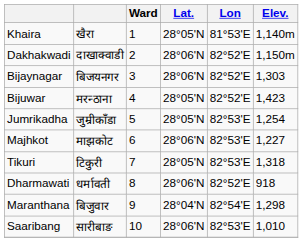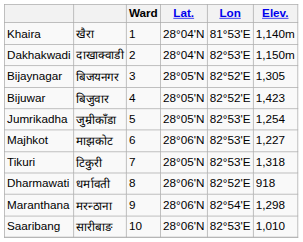(184, 33) 28°05'N -> (184, 33) 28°04'N
(184, 55) 28°06'N -> (184, 55) 28°04'N
(230, 55) 82°52'E -> (230, 55) 82°53'E
(184, 76) 28°06'N -> (184, 76) 28°05'N
(270, 76) 1,303 -> (270, 76) 1,305
(94, 98) मरन्ठाना -> (92, 98) बिजुवार
(92, 206) बिजुवार -> (94, 206) मरन्ठाना
(184, 205) 28°04'N -> (184, 205) 28°06'N
